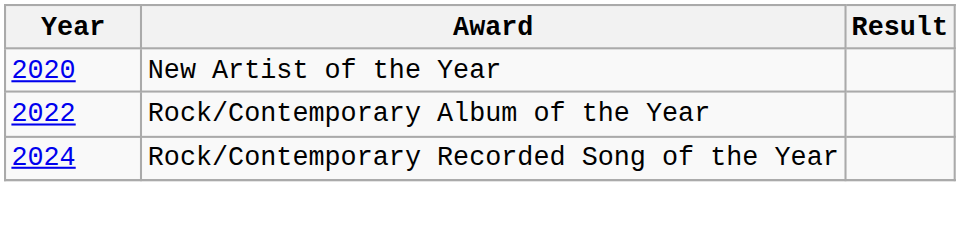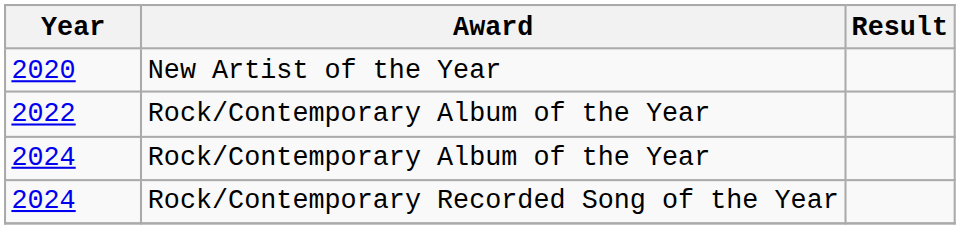+ row: (44, 158)
